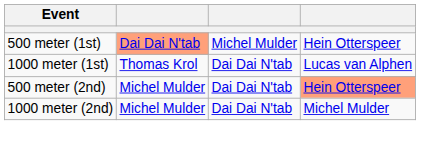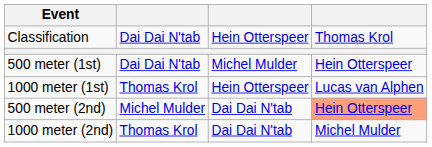+ row: (48, 37)
(160, 43) lightsalmon background -> (160, 65) no background
(252, 65) Dai Dai N'tab -> (260, 87) Hein Otterspeer
(162, 109) Michel Mulder -> (158, 130) Thomas Krol
